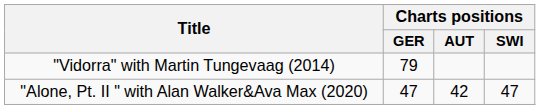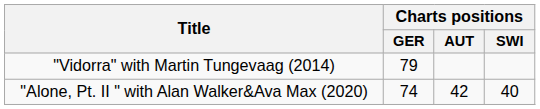(409, 91) 47 -> (409, 91) 74
(510, 91) 47 -> (510, 91) 40
